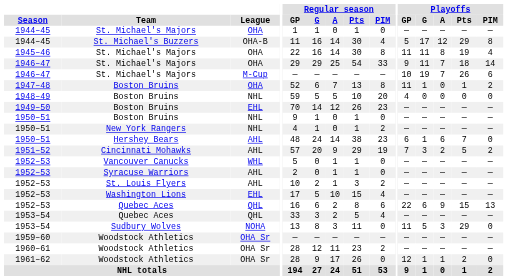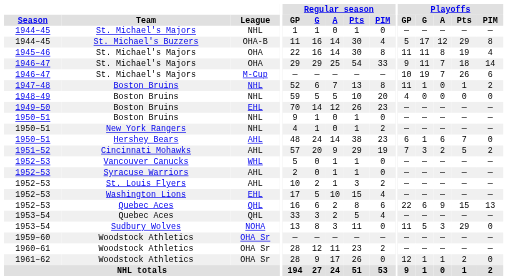(255, 31) OHA -> (255, 31) NHL
(255, 86) OHA -> (255, 86) NHL
